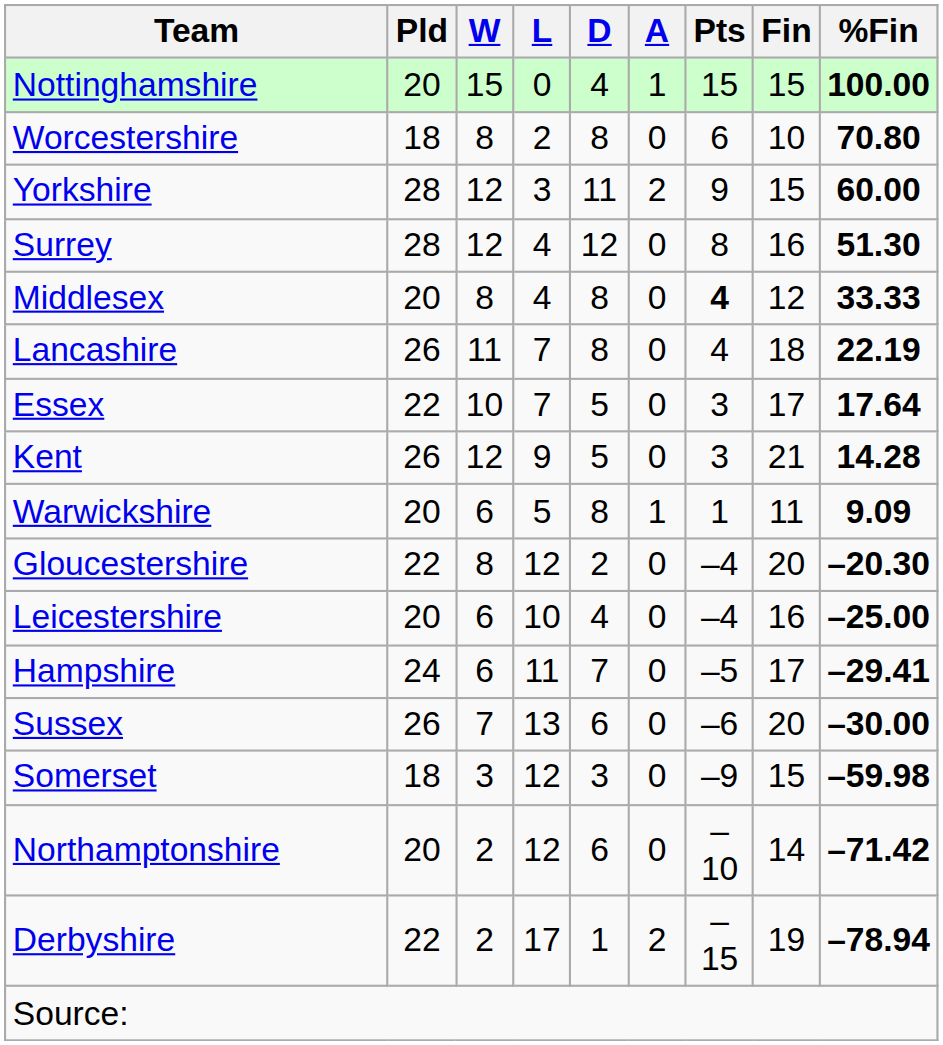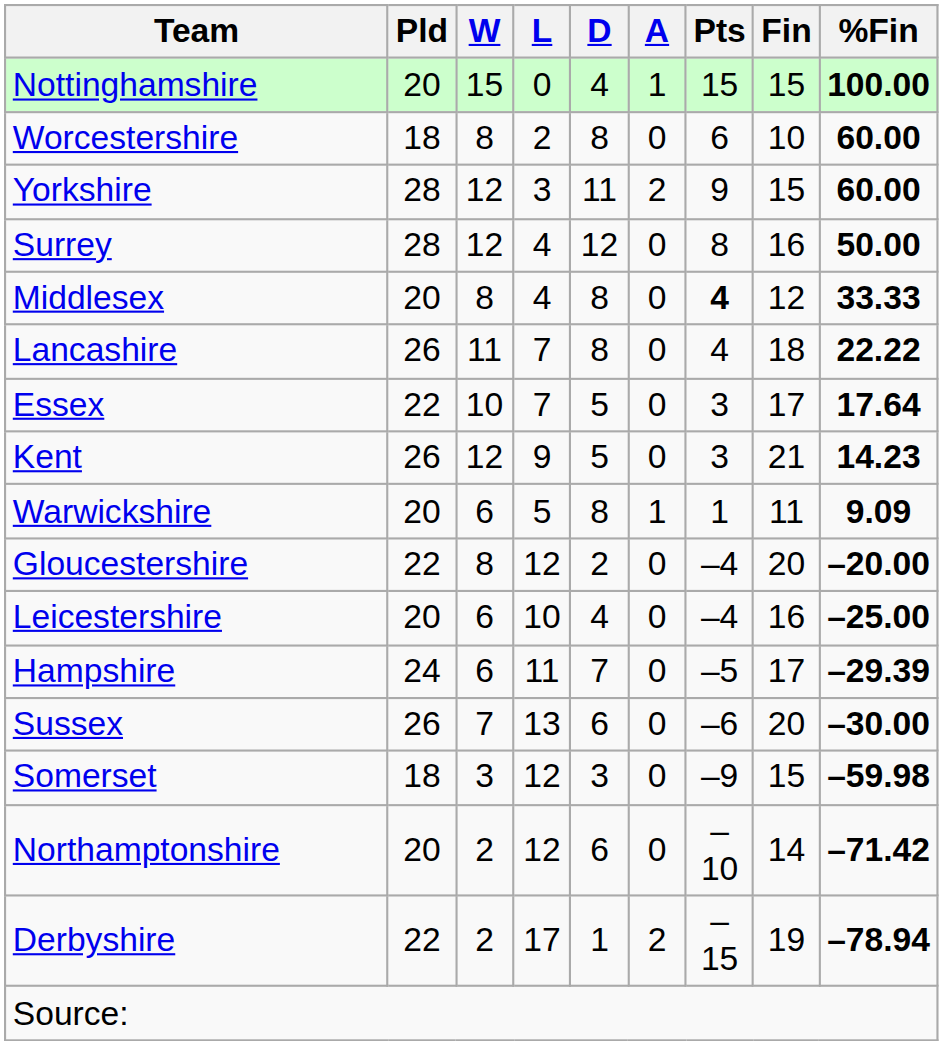(879, 137) 70.80 -> (879, 137) 60.00
(879, 244) 51.30 -> (879, 244) 50.00
(879, 350) 22.19 -> (879, 350) 22.22
(879, 457) 14.28 -> (879, 457) 14.23
(879, 564) –20.30 -> (879, 564) –20.00
(879, 670) –29.41 -> (879, 670) –29.39
